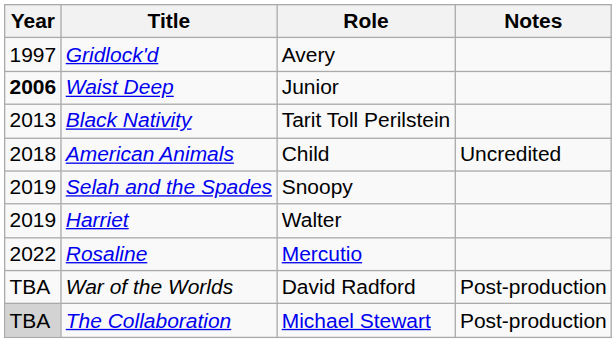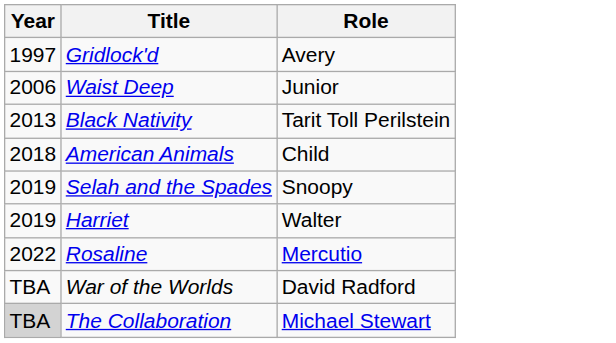- column: (533, 21)
(33, 87) bold -> (33, 87) normal
